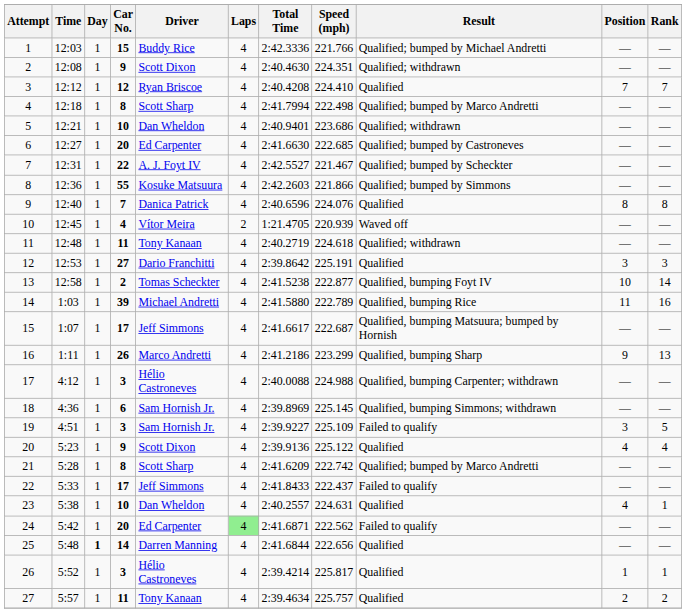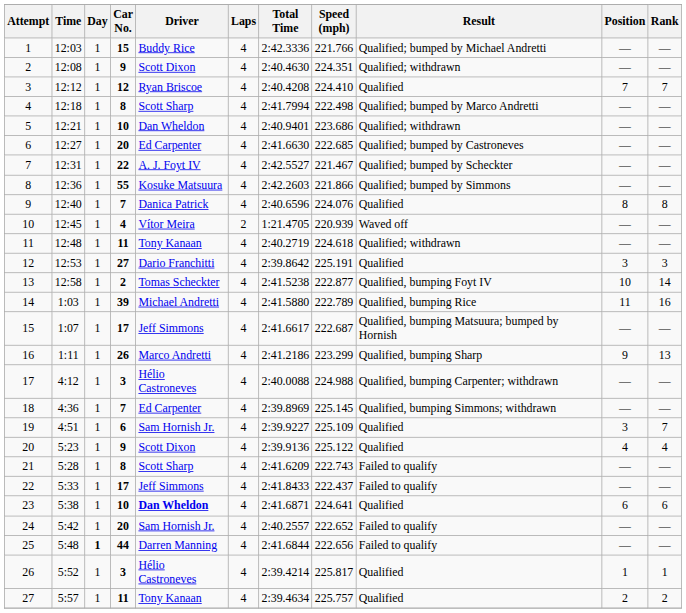(123, 408) 6 -> (123, 408) 7
(176, 408) Sam Hornish Jr. -> (170, 408) Ed Carpenter
(123, 428) 3 -> (123, 428) 6
(398, 428) Failed to qualify -> (381, 428) Qualified
(665, 428) 5 -> (665, 428) 7
(334, 467) 222.742 -> (334, 467) 222.743
(449, 467) Qualified; bumped by Marco Andretti -> (398, 467) Failed to qualify
(171, 506) normal -> (173, 506) bold
(285, 506) 2:40.2557 -> (285, 506) 2:41.6871
(334, 506) 224.631 -> (334, 506) 224.641
(625, 506) 4 -> (625, 506) 6
(665, 506) 1 -> (665, 506) 6
(170, 525) Ed Carpenter -> (176, 525) Sam Hornish Jr.
(244, 525) lightgreen background -> (244, 525) no background
(285, 525) 2:41.6871 -> (285, 525) 2:40.2557
(334, 525) 222.562 -> (334, 525) 222.652
(123, 545) 14 -> (123, 545) 44
(381, 545) Qualified -> (398, 545) Failed to qualify
